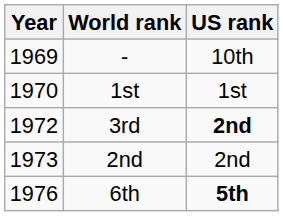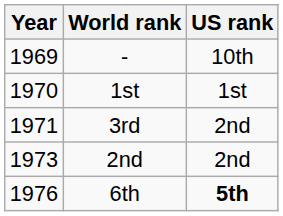(34, 125) 1972 -> (34, 125) 1971
(232, 125) bold -> (232, 125) normal
